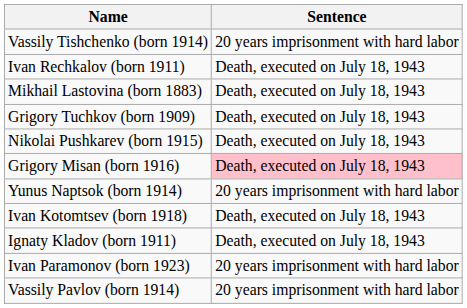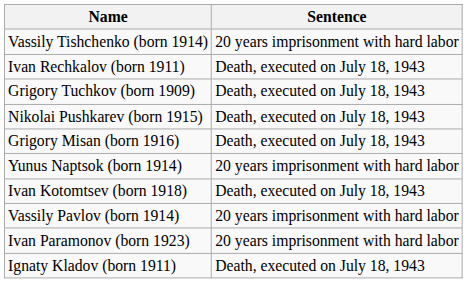- row: (105, 91)
(320, 166) pink background -> (320, 141) no background
rows swapped: (94, 290) <-> (92, 240)
